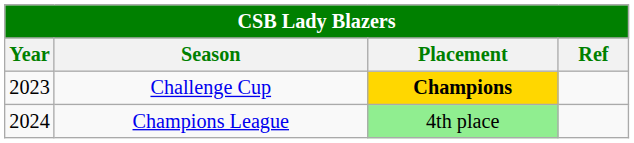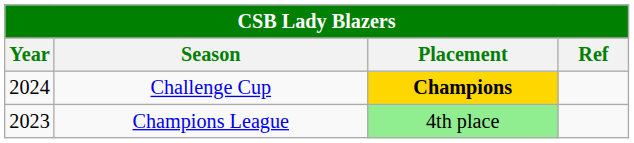(30, 88) 2023 -> (30, 88) 2024
(30, 121) 2024 -> (30, 121) 2023
